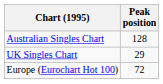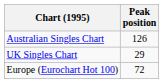(140, 39) 128 -> (140, 39) 126
